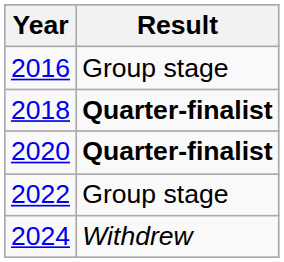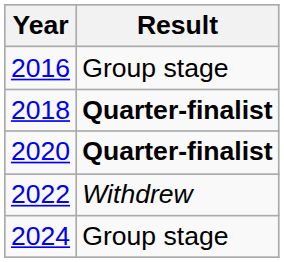(155, 194) Group stage -> (138, 194) Withdrew
(138, 236) Withdrew -> (155, 236) Group stage
